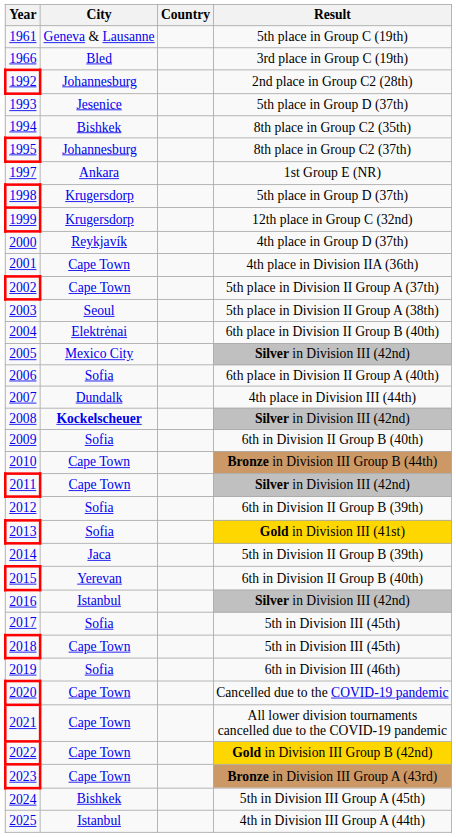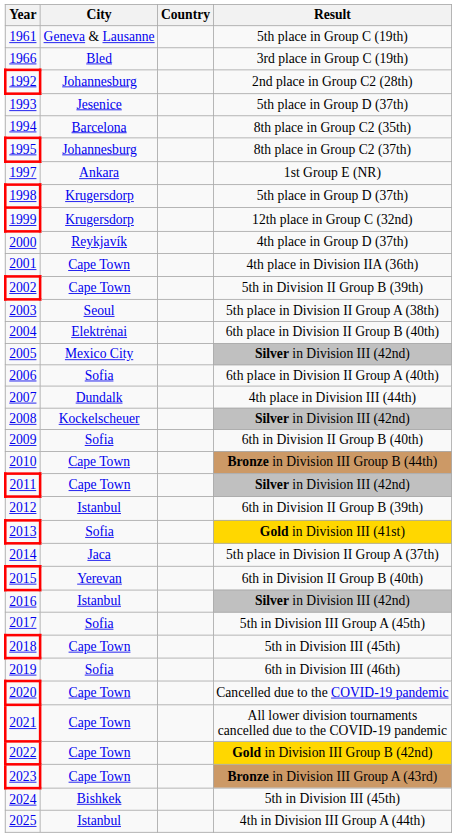(99, 126) Bishkek -> (99, 126) Barcelona
(332, 287) 5th place in Division II Group A (37th) -> (332, 287) 5th in Division II Group B (39th)
(99, 418) bold -> (99, 418) normal
(99, 508) Sofia -> (99, 508) Istanbul
(332, 555) 5th in Division II Group B (39th) -> (332, 555) 5th place in Division II Group A (37th)
(332, 623) 5th in Division III (45th) -> (332, 623) 5th in Division III Group A (45th)
(332, 799) 5th in Division III Group A (45th) -> (332, 799) 5th in Division III (45th)
